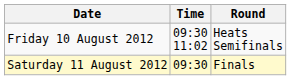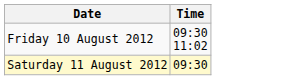- column: (248, 14)
